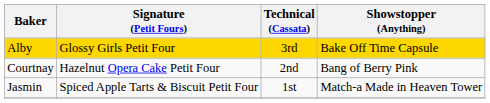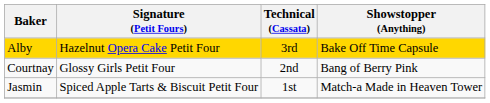(117, 48) Glossy Girls Petit Four -> (140, 48) Hazelnut Opera Cake Petit Four
(140, 68) Hazelnut Opera Cake Petit Four -> (117, 68) Glossy Girls Petit Four
